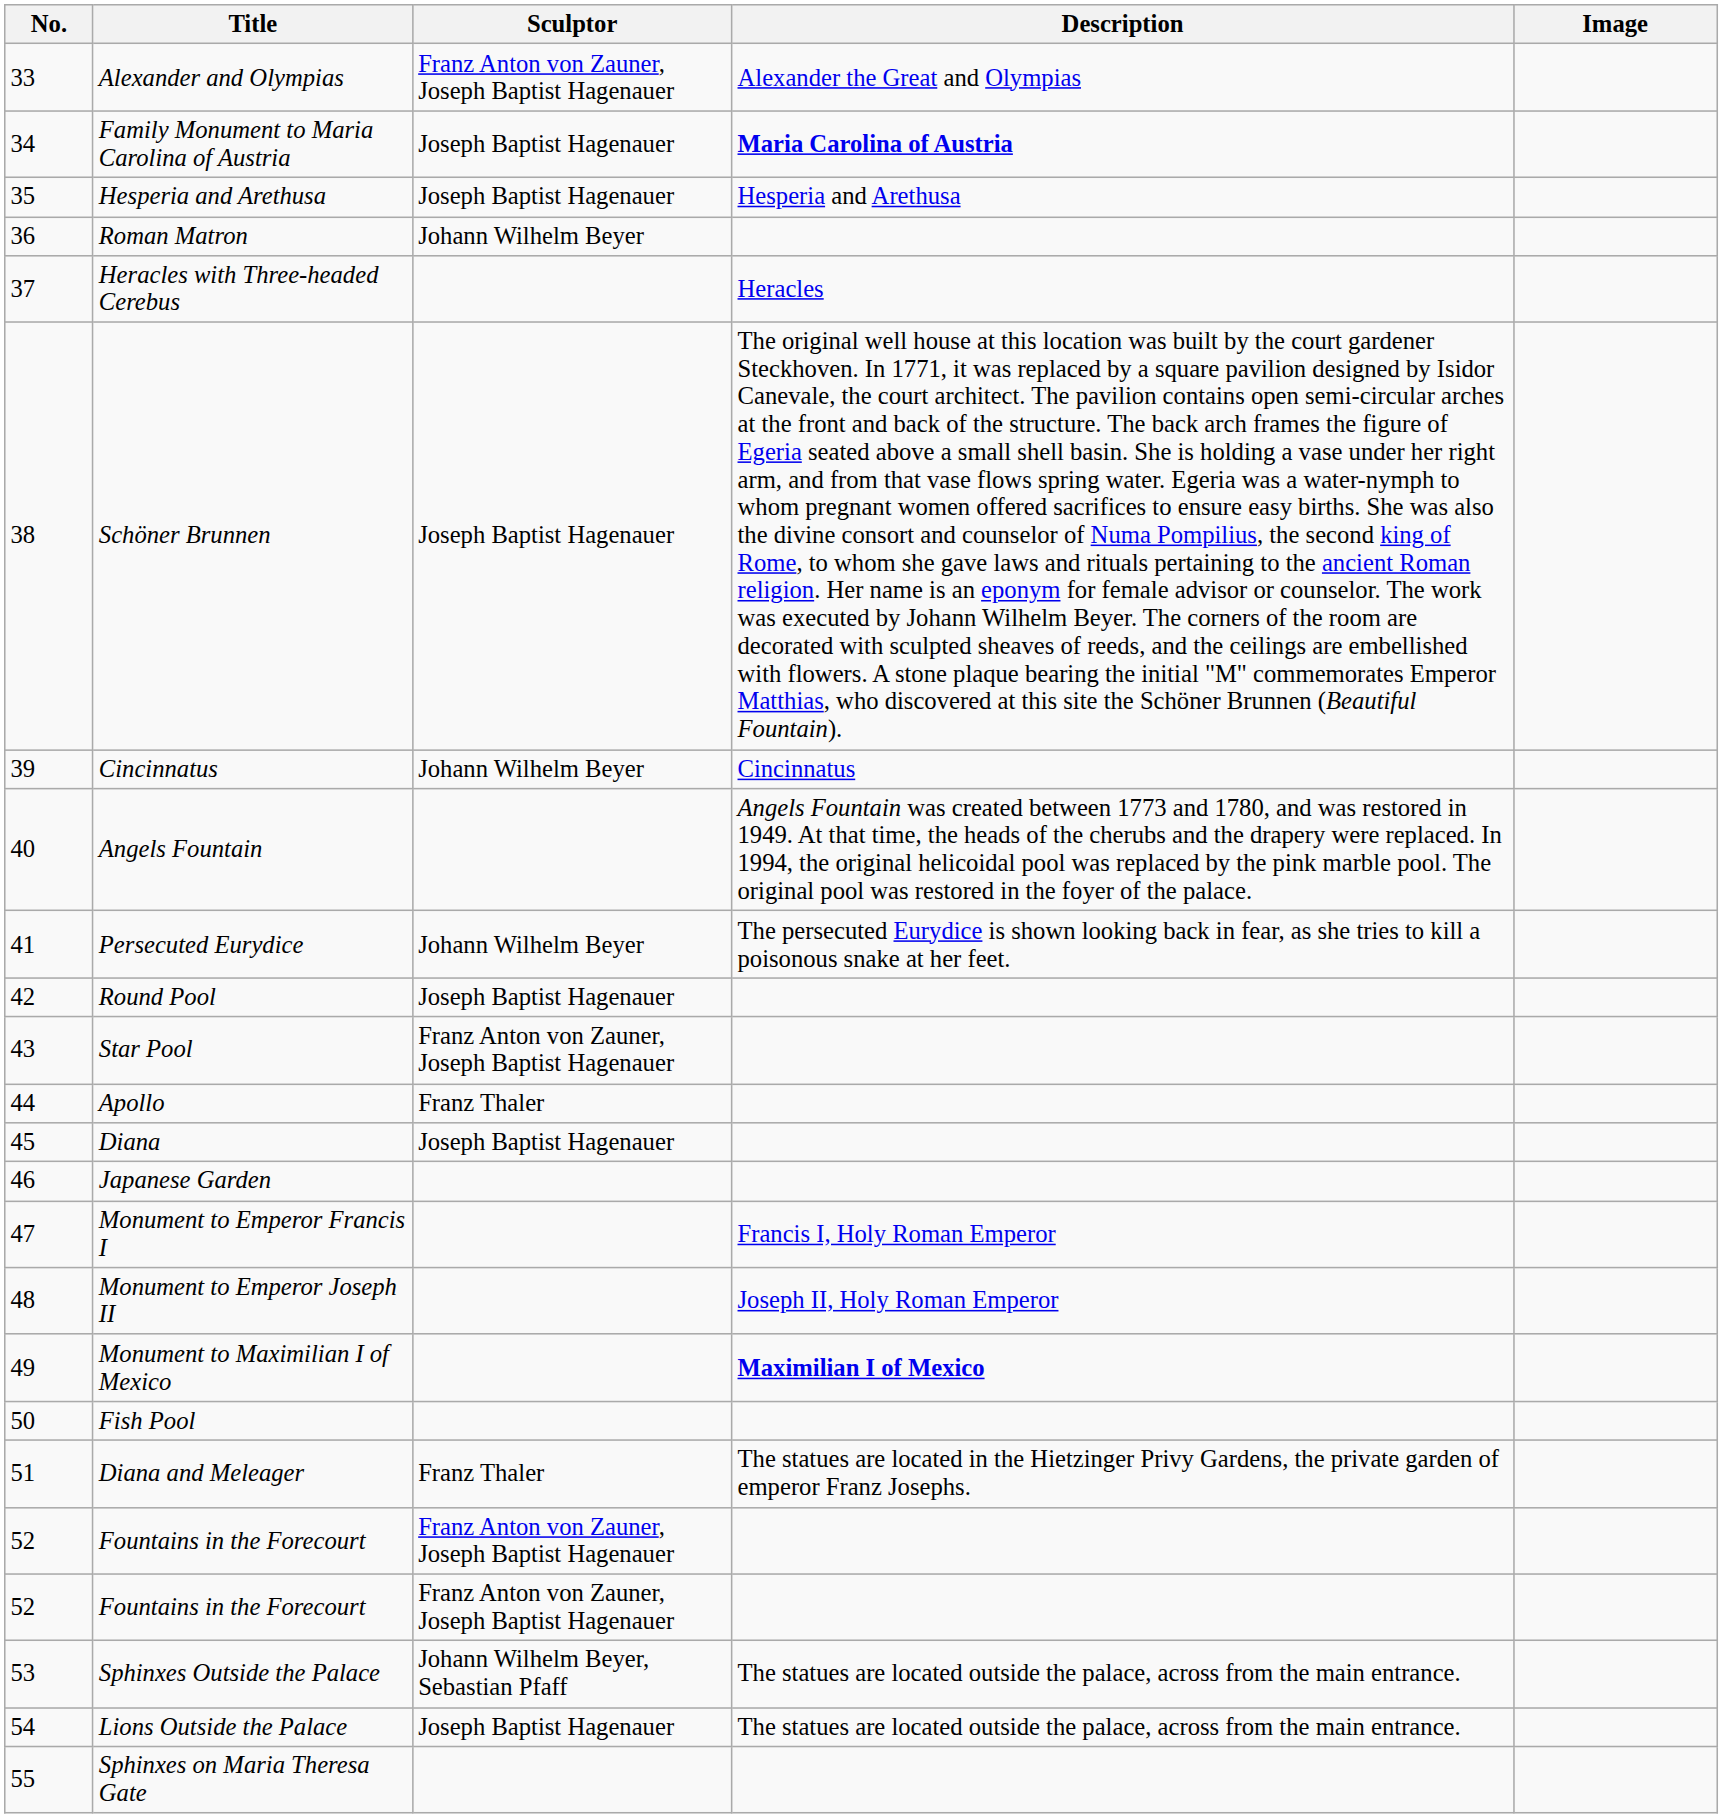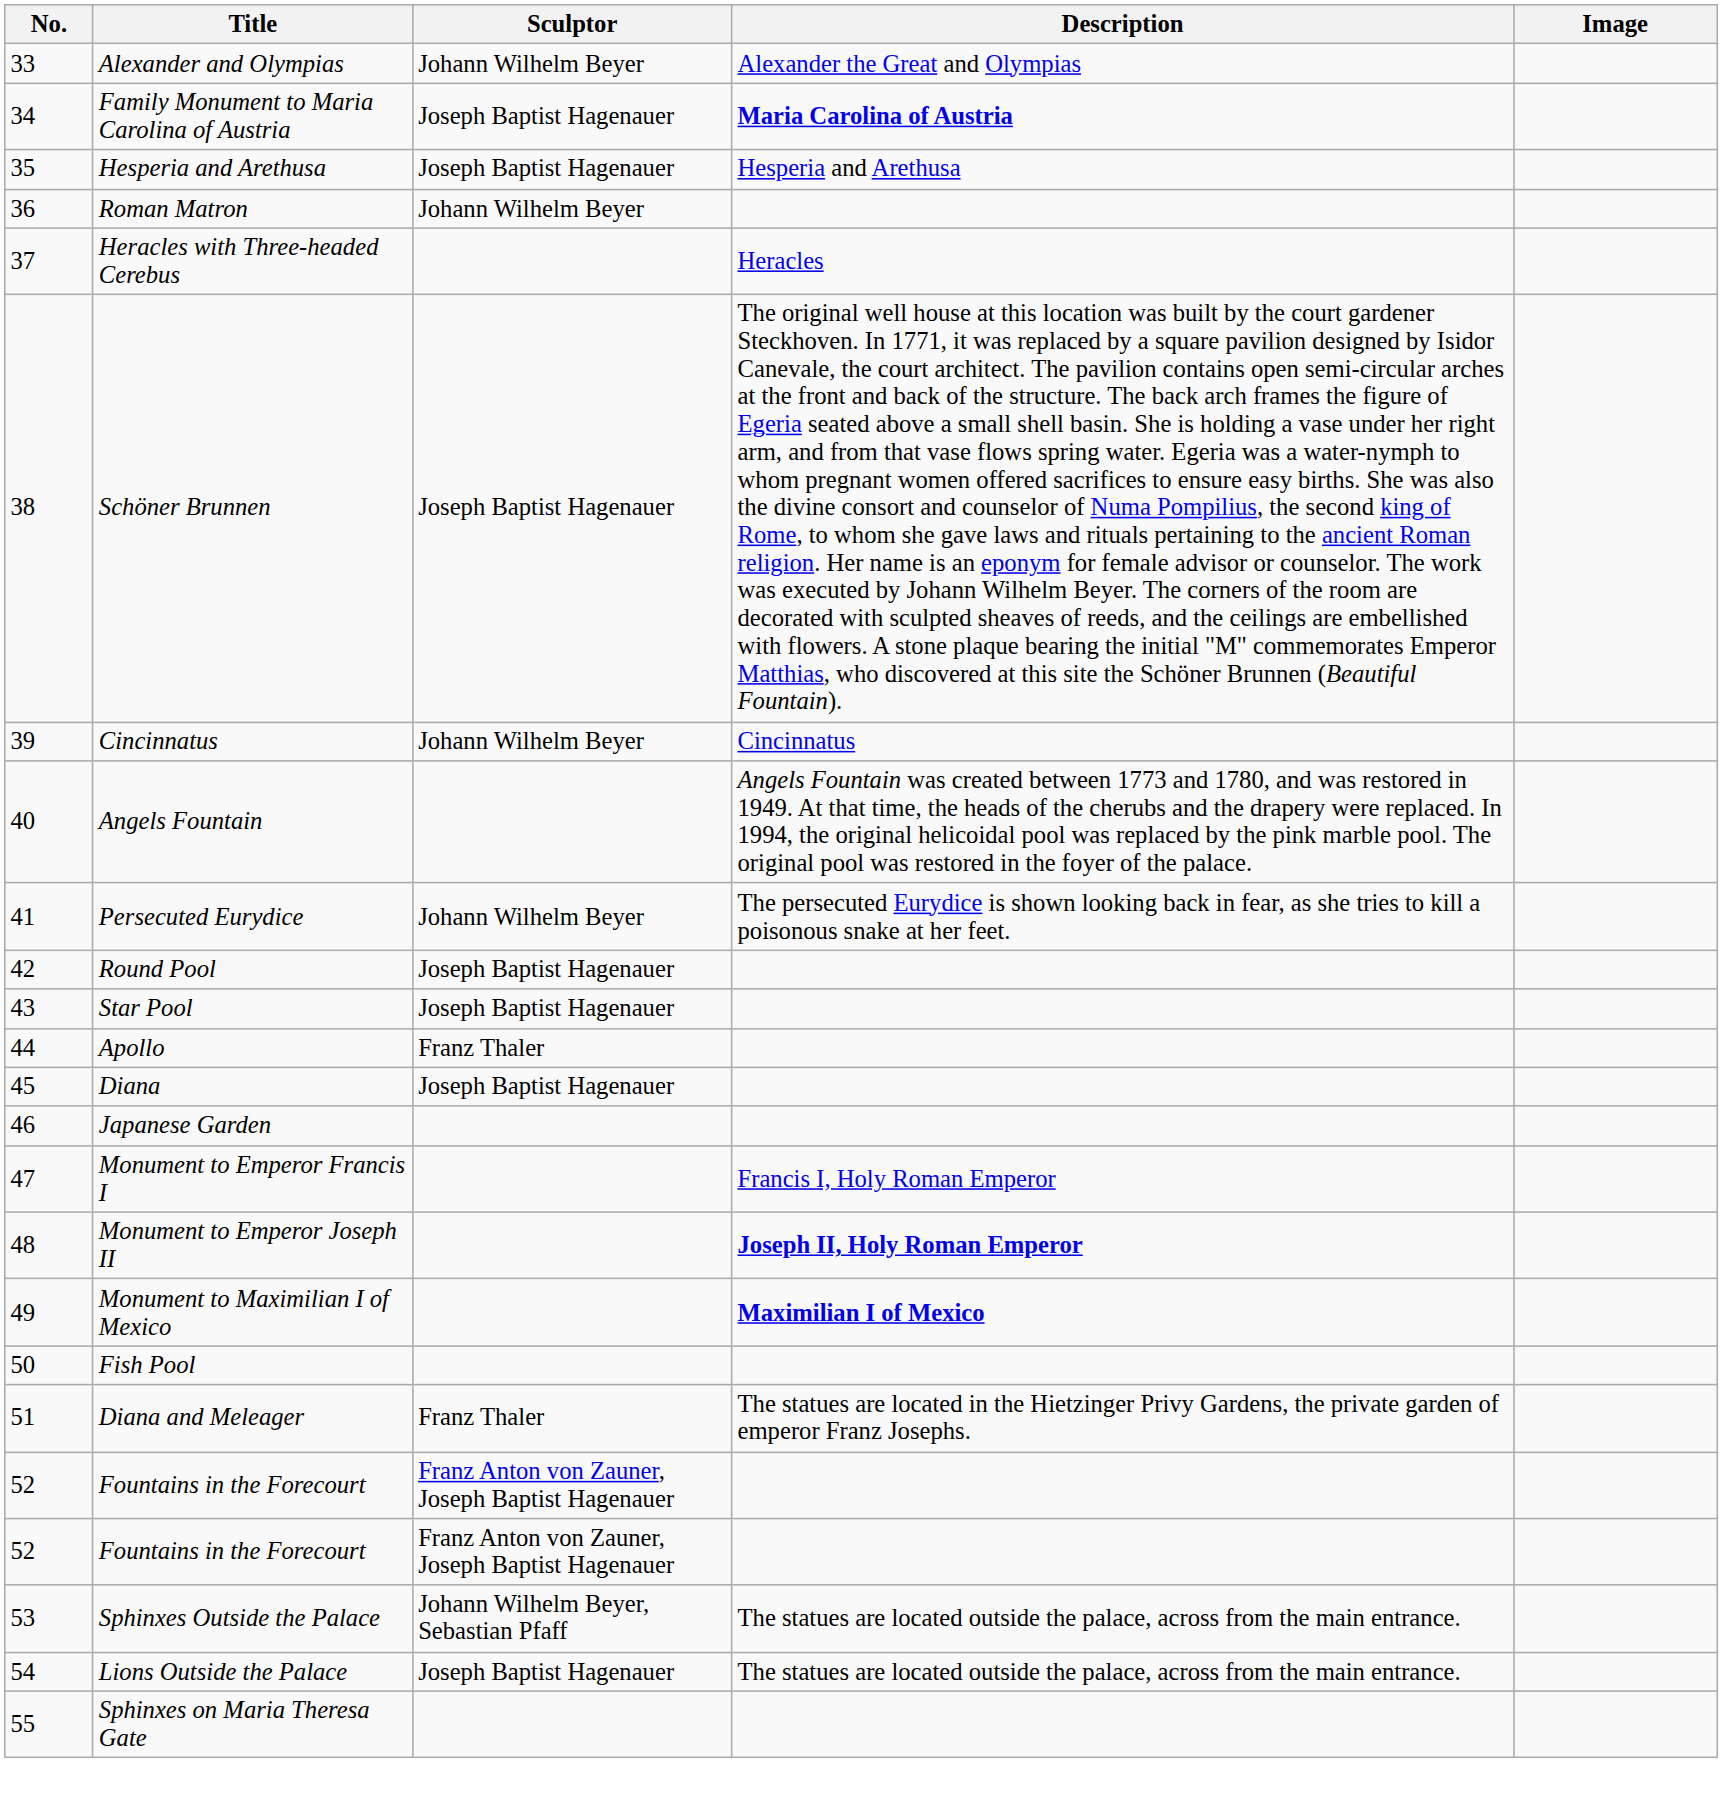(546, 76) Franz Anton von Zauner, Joseph Baptist Hagenauer -> (531, 63) Johann Wilhelm Beyer
(546, 1049) Franz Anton von Zauner, Joseph Baptist Hagenauer -> (546, 1008) Joseph Baptist Hagenauer
(898, 1300) normal -> (910, 1245) bold
